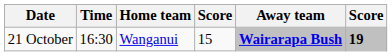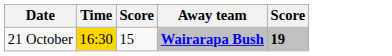- column: (155, 16)
(96, 39) no background -> (96, 39) gold background
